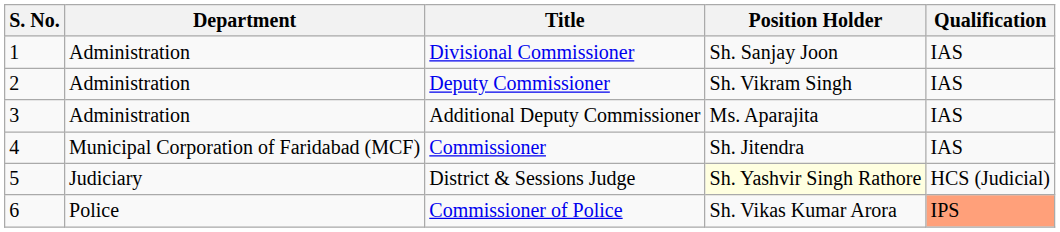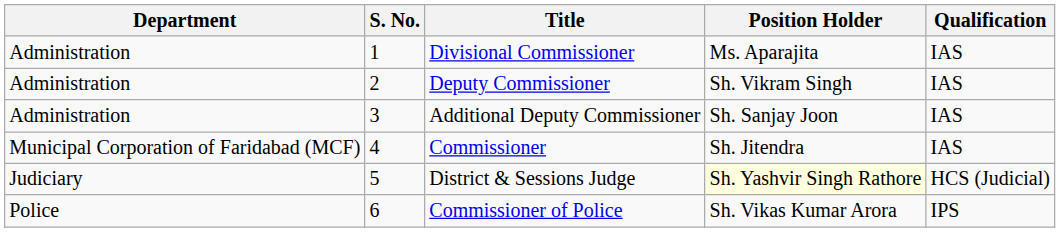columns swapped: (35, 20) <-> (245, 20)
(774, 52) Sh. Sanjay Joon -> (764, 52) Ms. Aparajita
(764, 115) Ms. Aparajita -> (774, 115) Sh. Sanjay Joon
(945, 210) lightsalmon background -> (945, 210) no background
